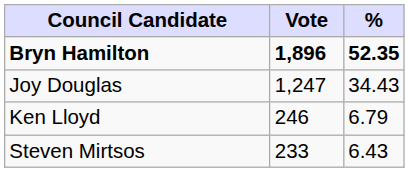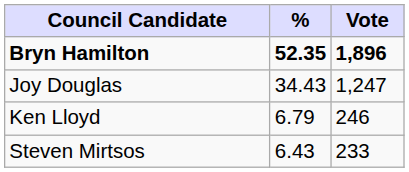columns swapped: (307, 20) <-> (374, 20)
